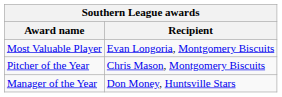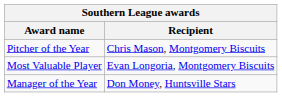rows swapped: (54, 48) <-> (48, 65)
